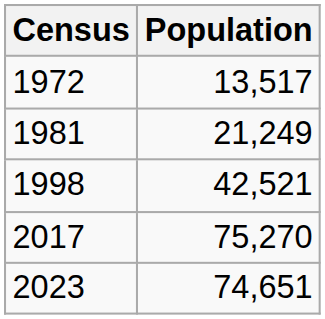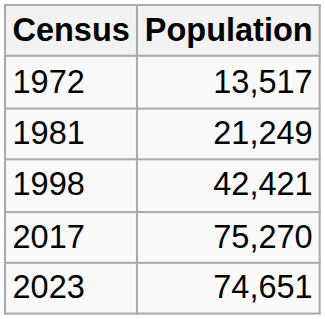(263, 184) 42,521 -> (263, 184) 42,421
